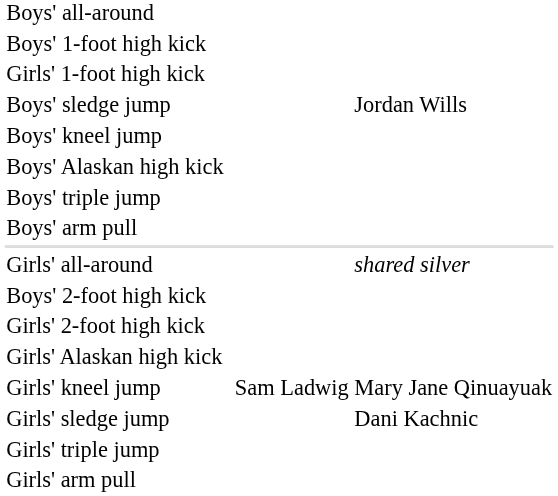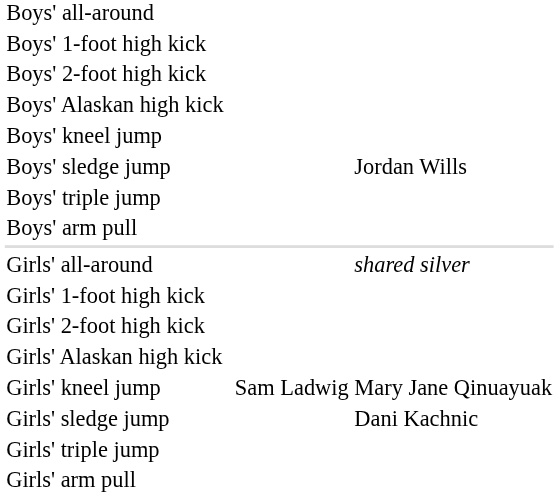rows swapped: (106, 295) <-> (106, 74)
rows swapped: (115, 166) <-> (88, 104)
